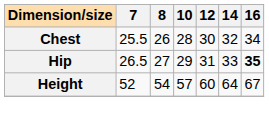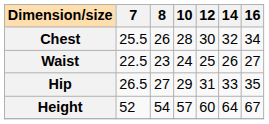+ row: (60, 61)
(253, 61) bold -> (253, 84) normal
